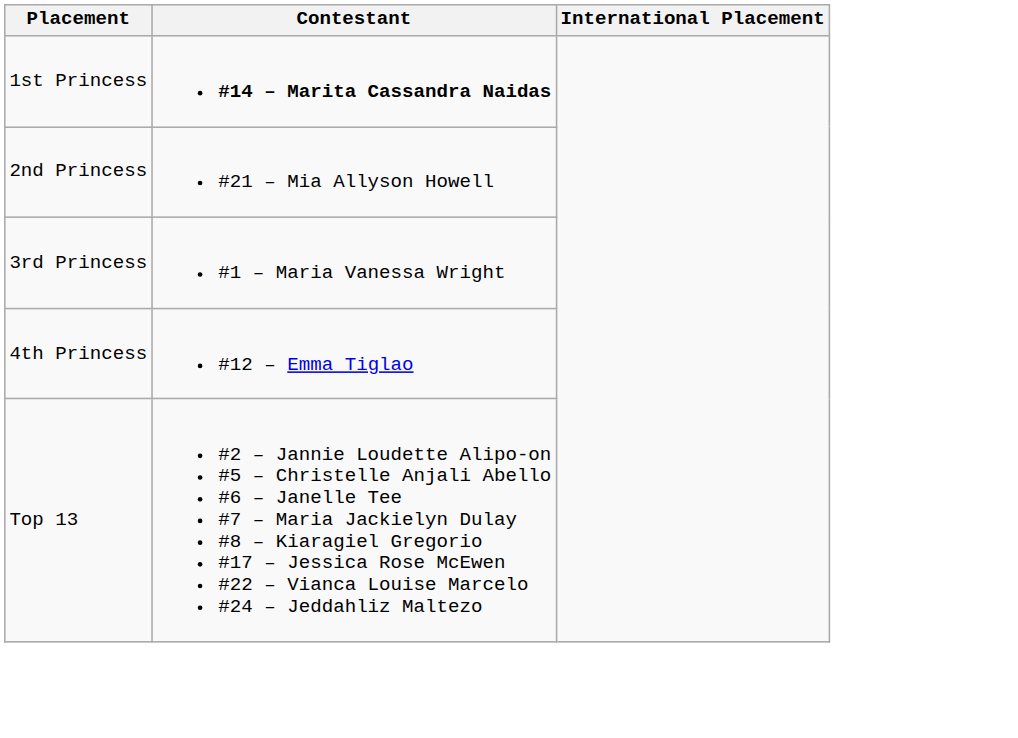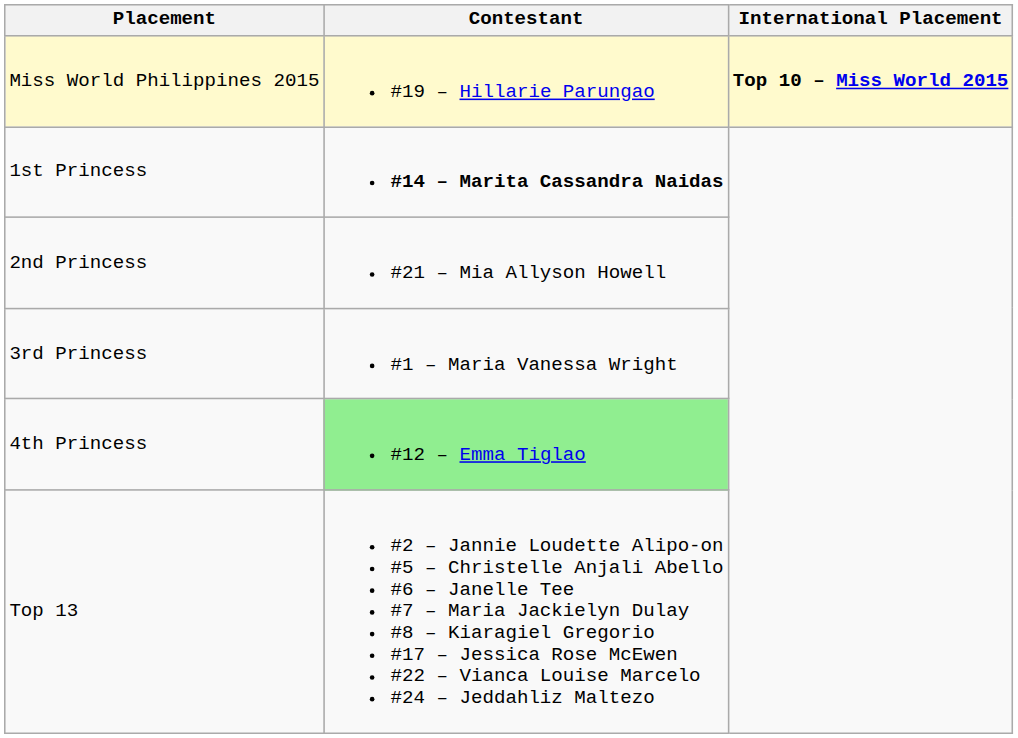+ row: (164, 81)
(354, 365) no background -> (526, 456) lightgreen background
